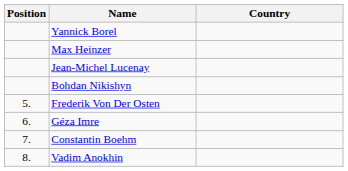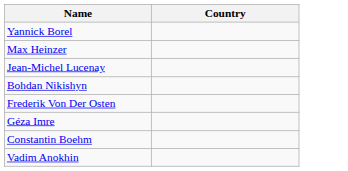- column: (27, 13)
